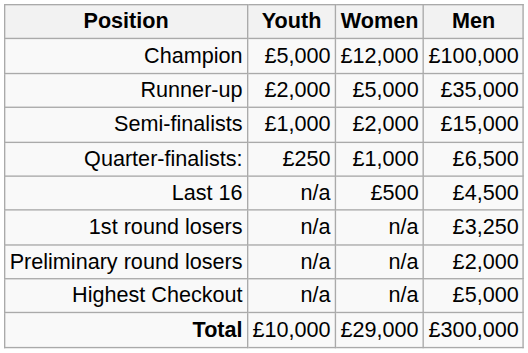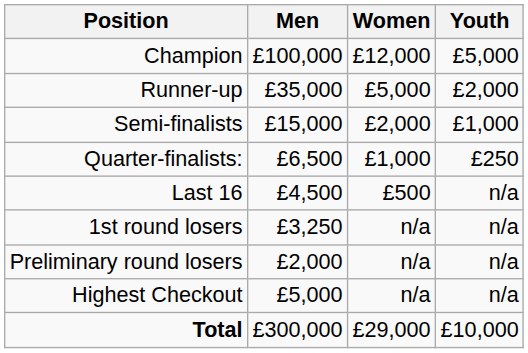columns swapped: (474, 21) <-> (292, 21)
